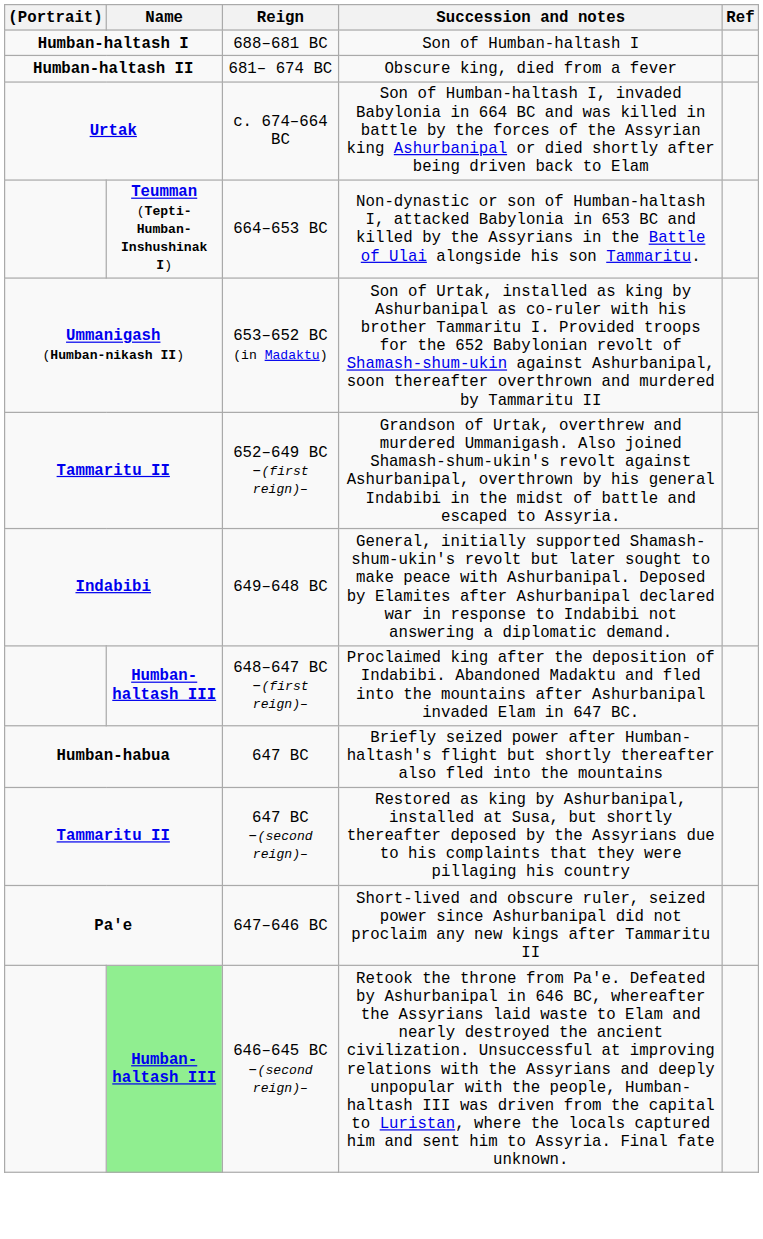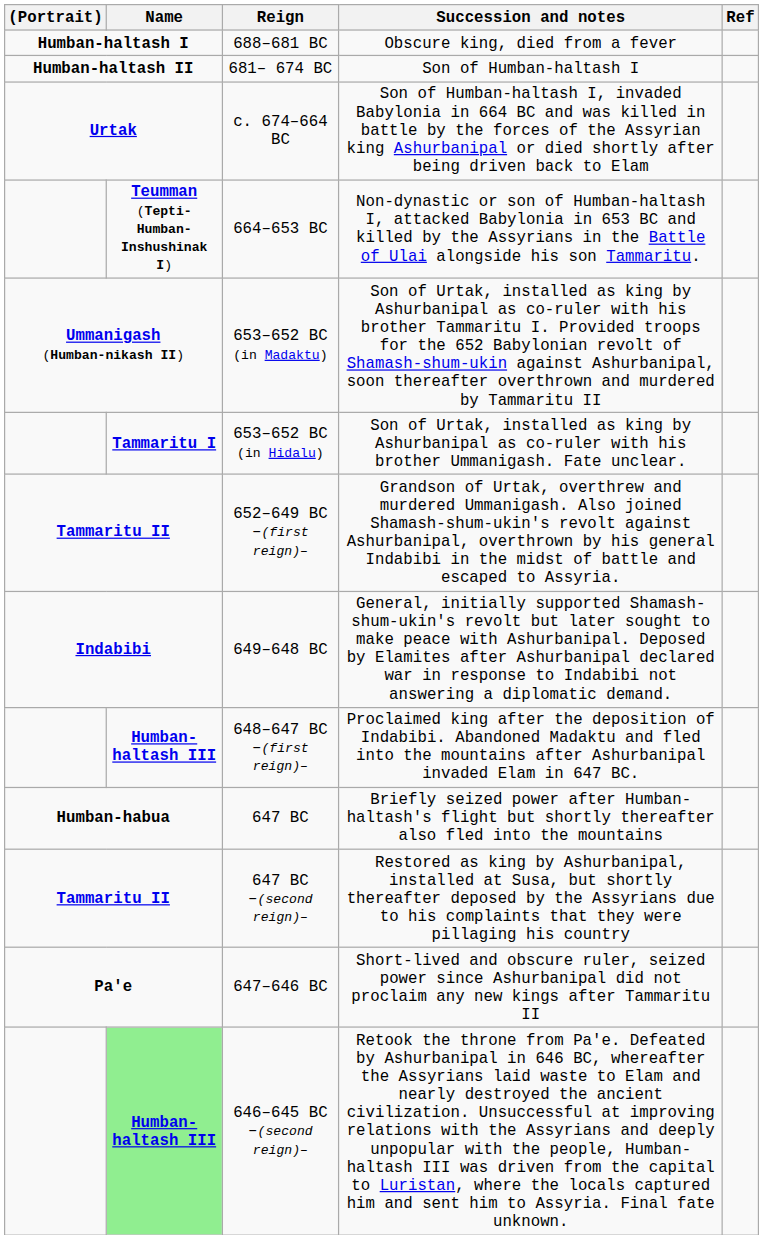(531, 43) Son of Humban-haltash I -> (531, 43) Obscure king, died from a fever
(531, 69) Obscure king, died from a fever -> (531, 69) Son of Humban-haltash I
+ row: (280, 443)
